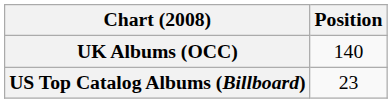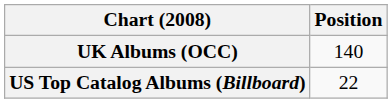(348, 82) 23 -> (348, 82) 22
